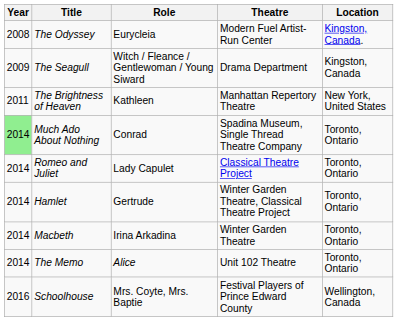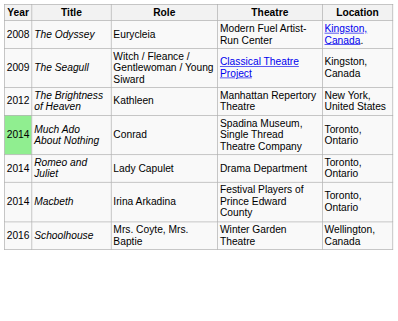(263, 68) Drama Department -> (259, 68) Classical Theatre Project
(18, 101) 2011 -> (18, 101) 2012
(259, 168) Classical Theatre Project -> (263, 168) Drama Department
- row: (50, 202)
(253, 235) Winter Garden Theatre -> (262, 202) Festival Players of Prince Edward County
- row: (59, 263)
(262, 297) Festival Players of Prince Edward County -> (253, 235) Winter Garden Theatre
